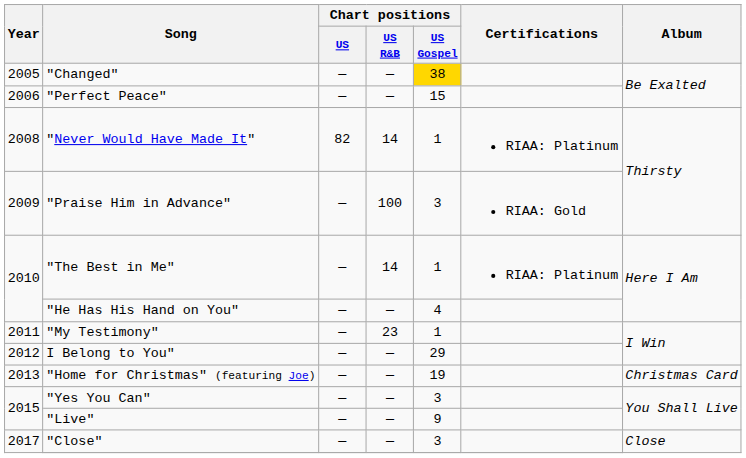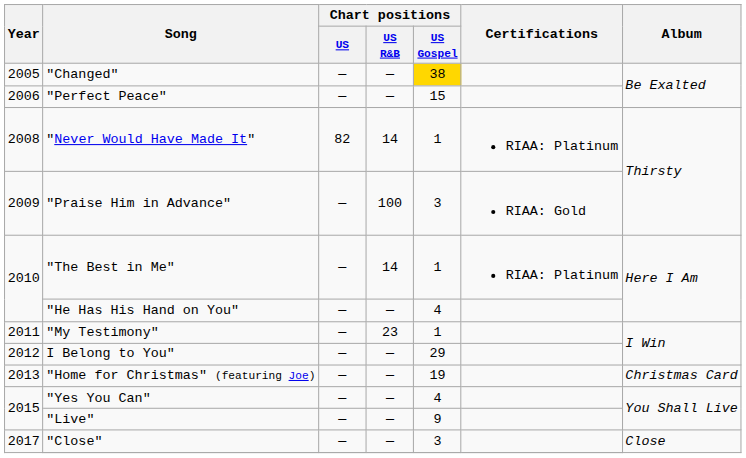(438, 398) 3 -> (438, 398) 4
